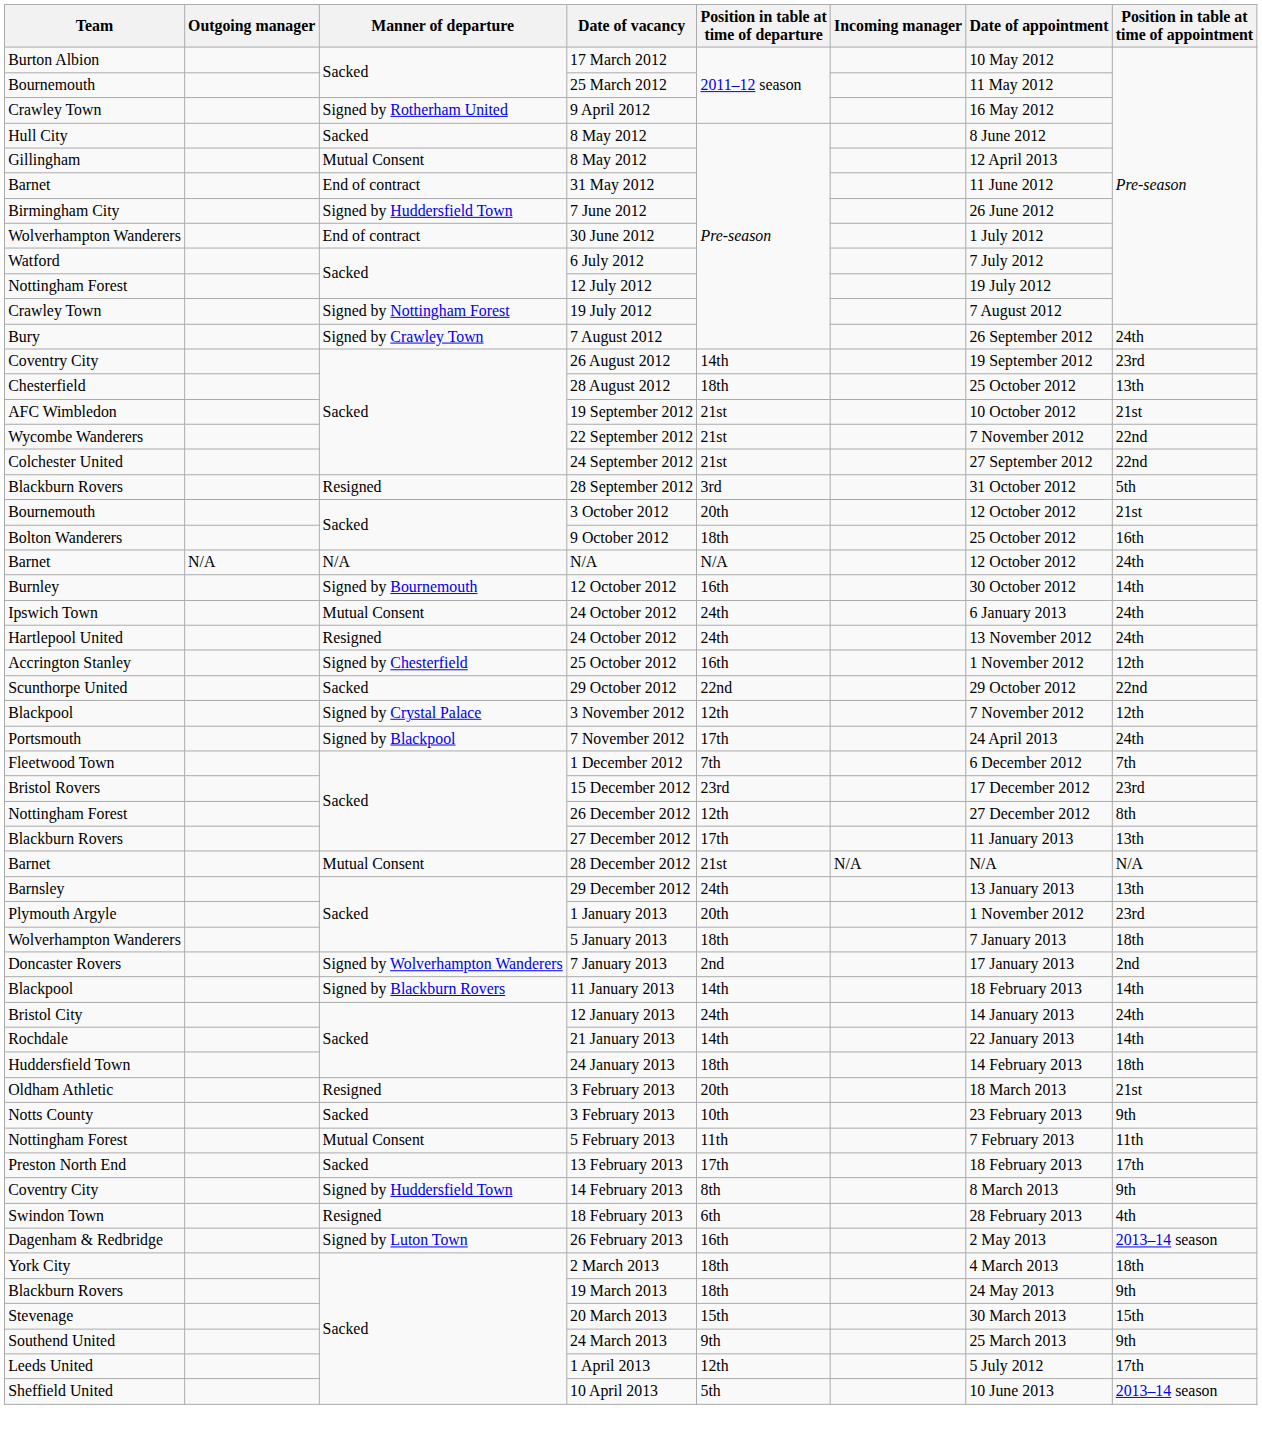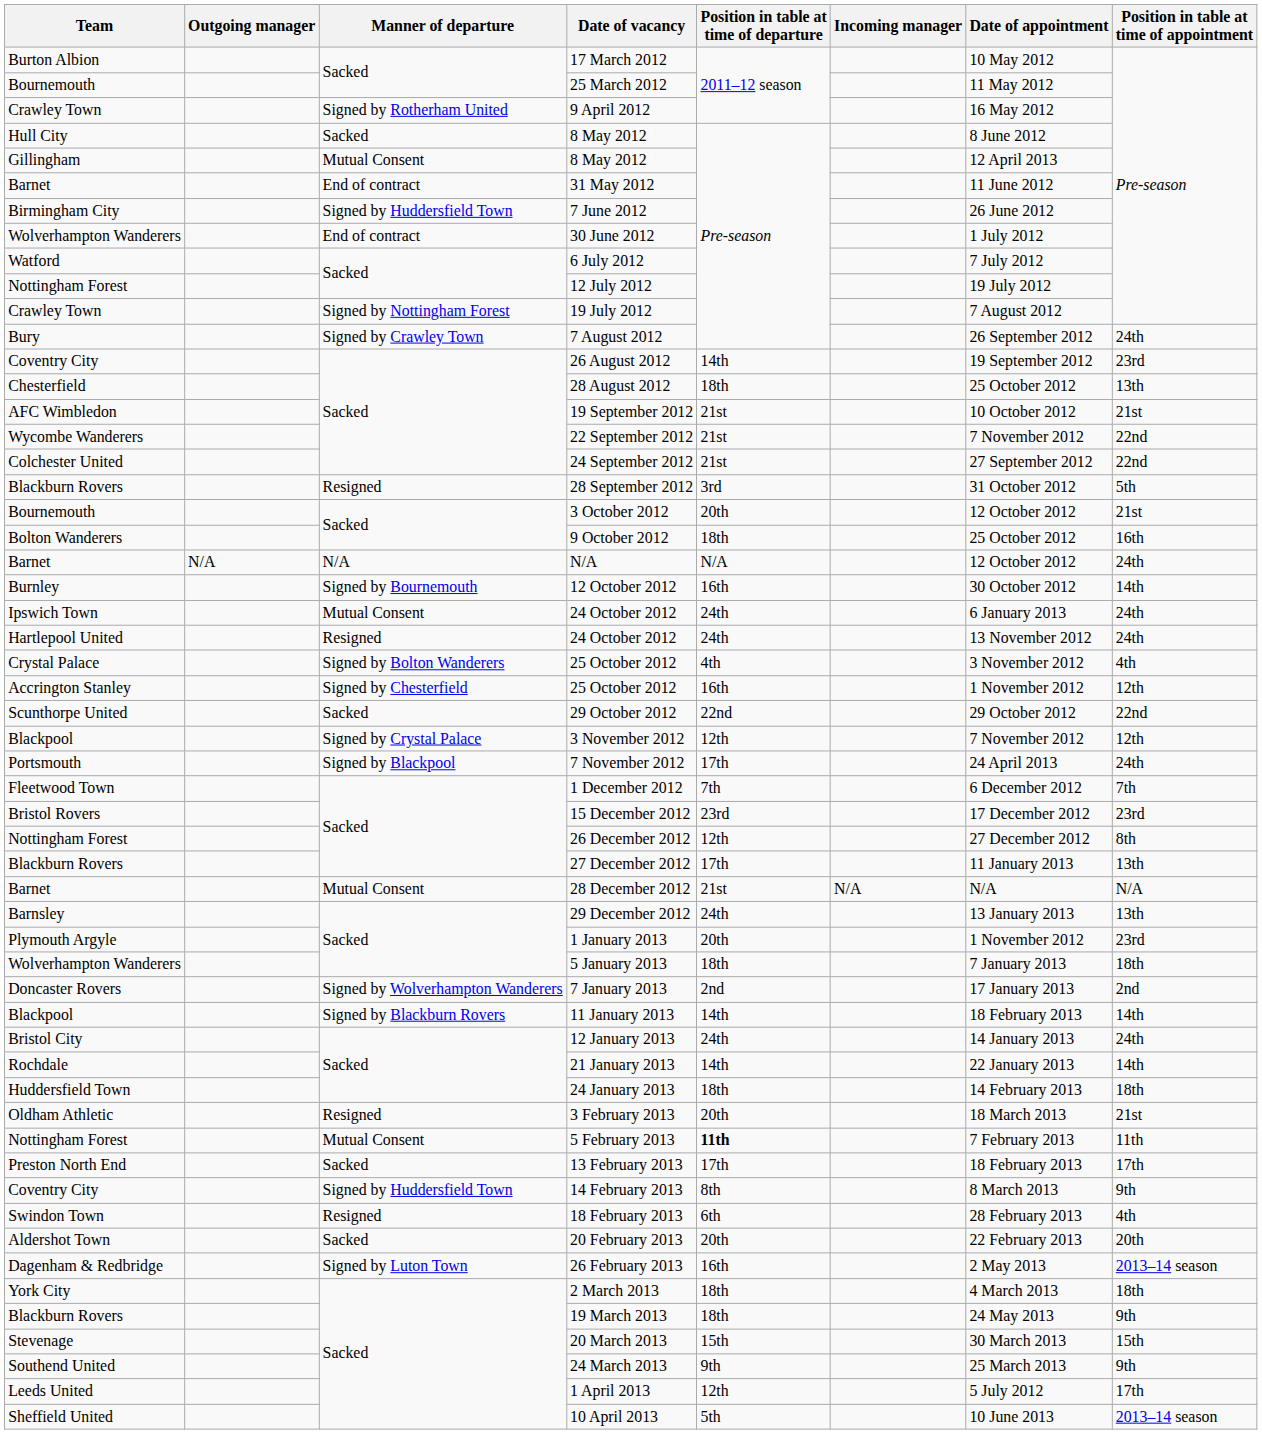+ row: (54, 662)
- row: (51, 1115)
(714, 1140) normal -> (715, 1140) bold
+ row: (59, 1240)
